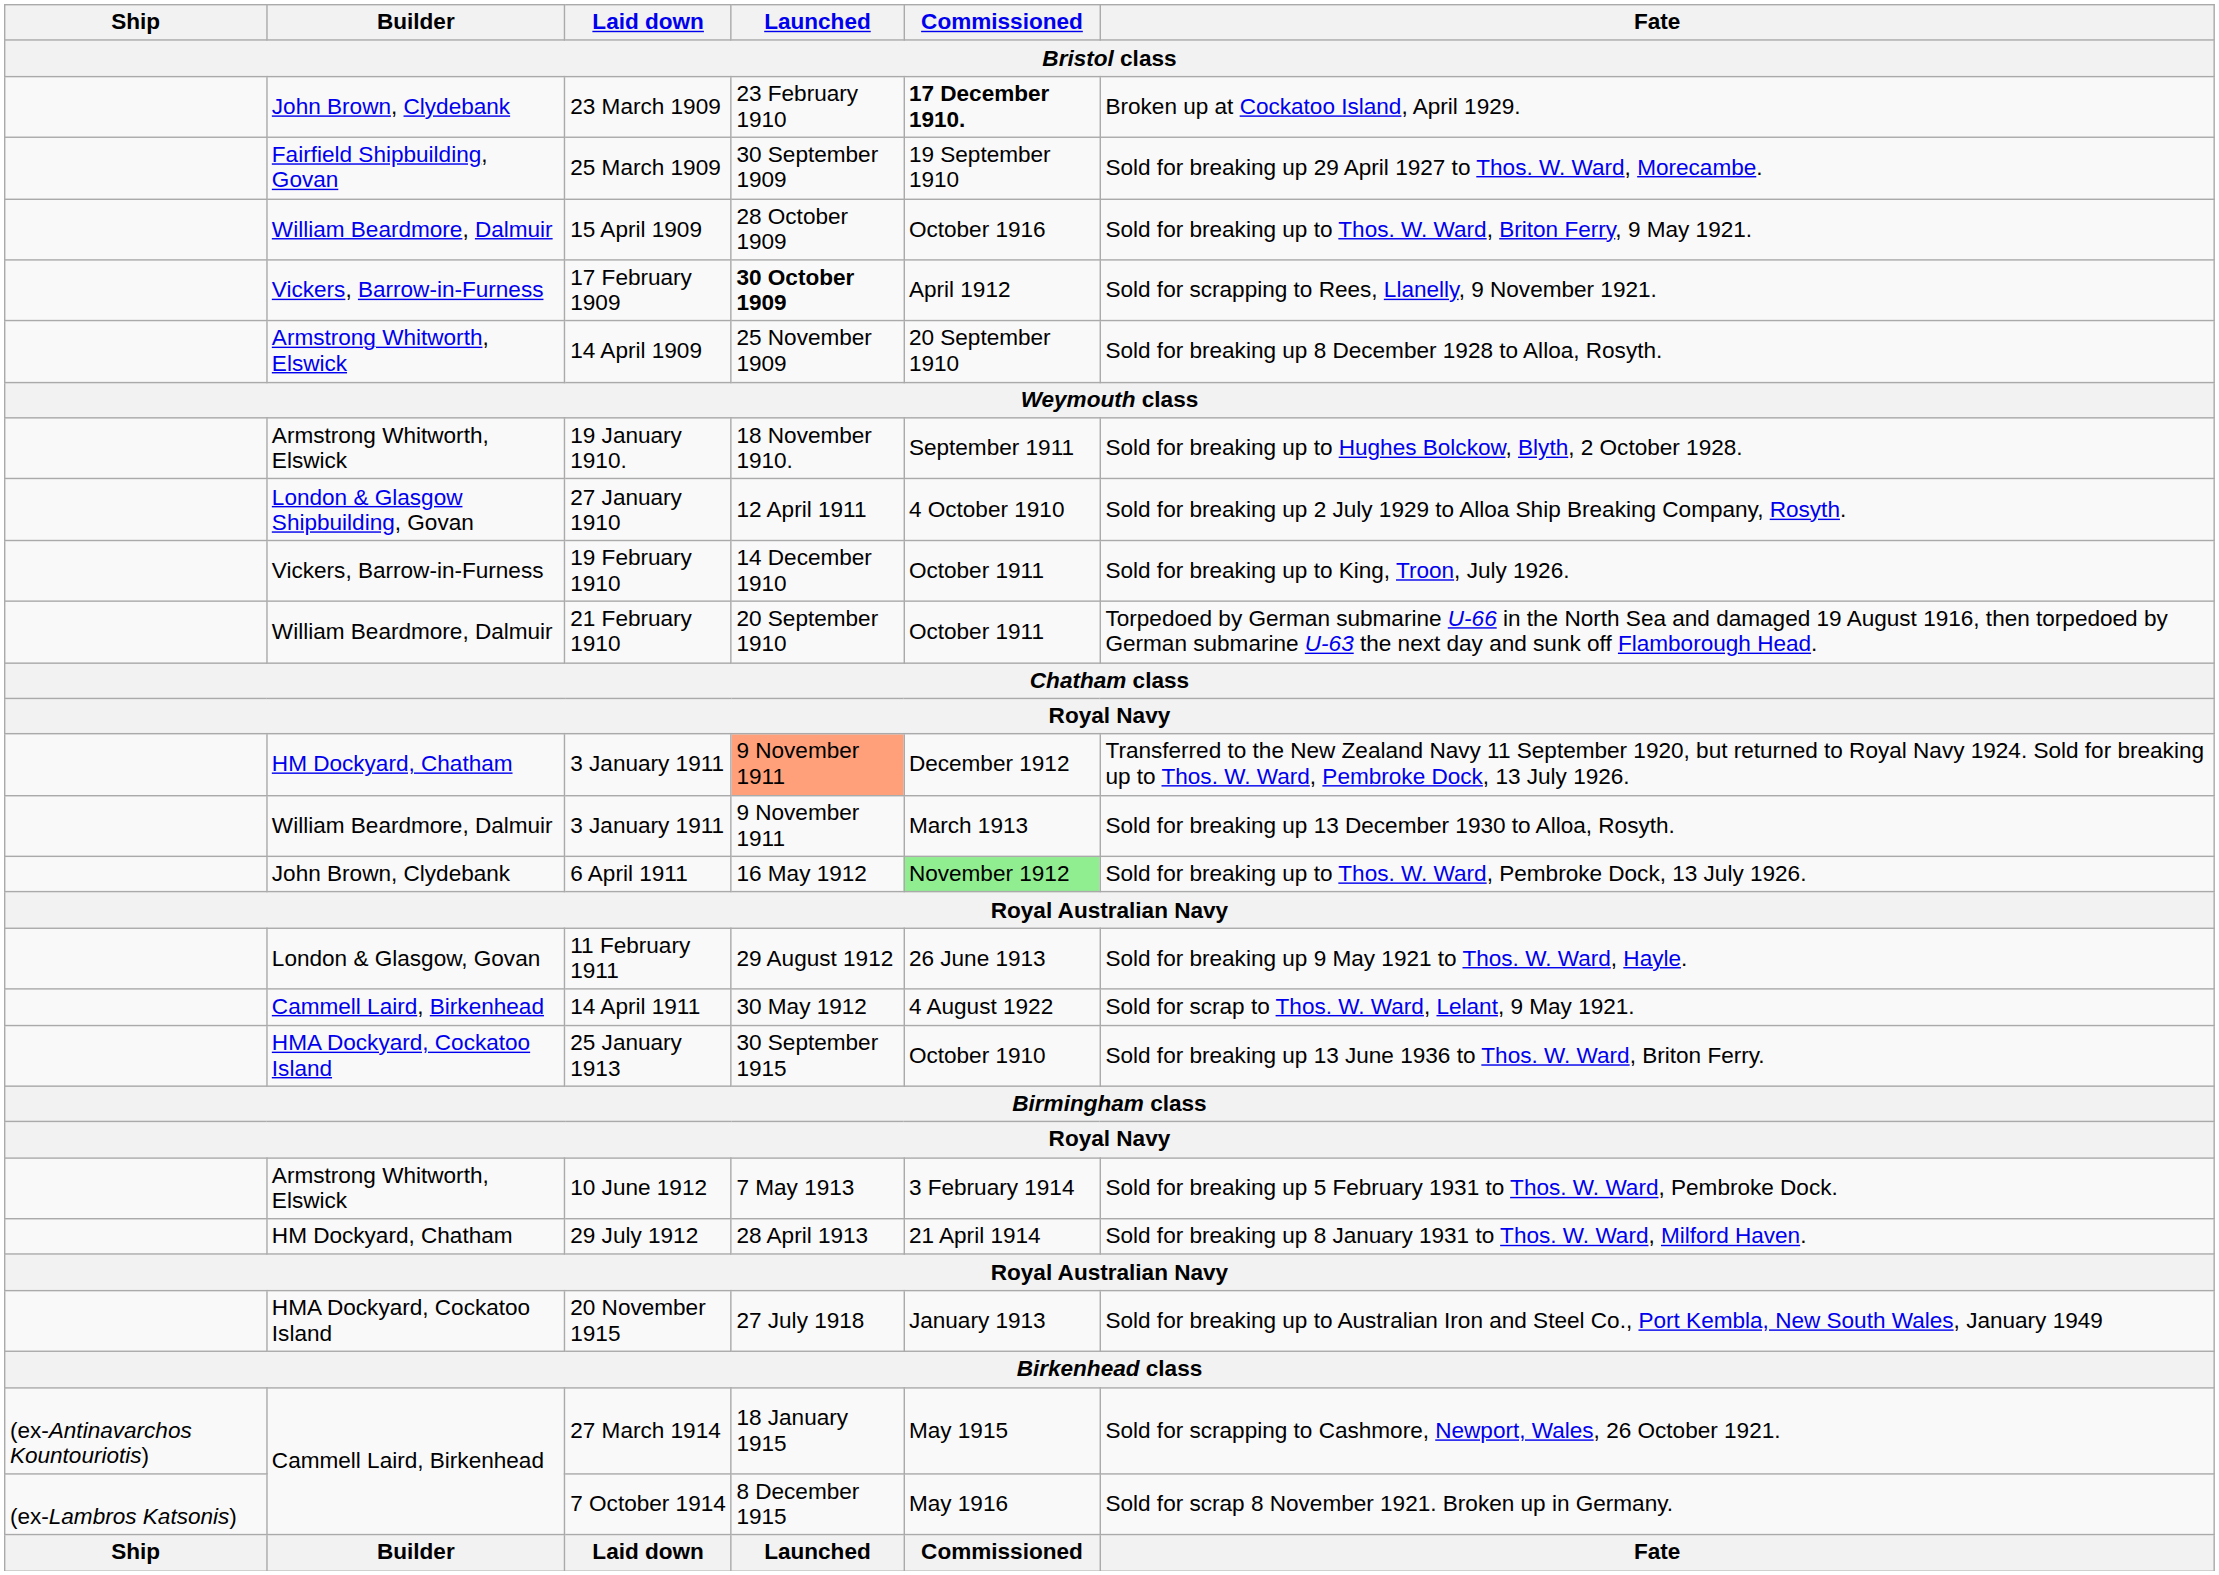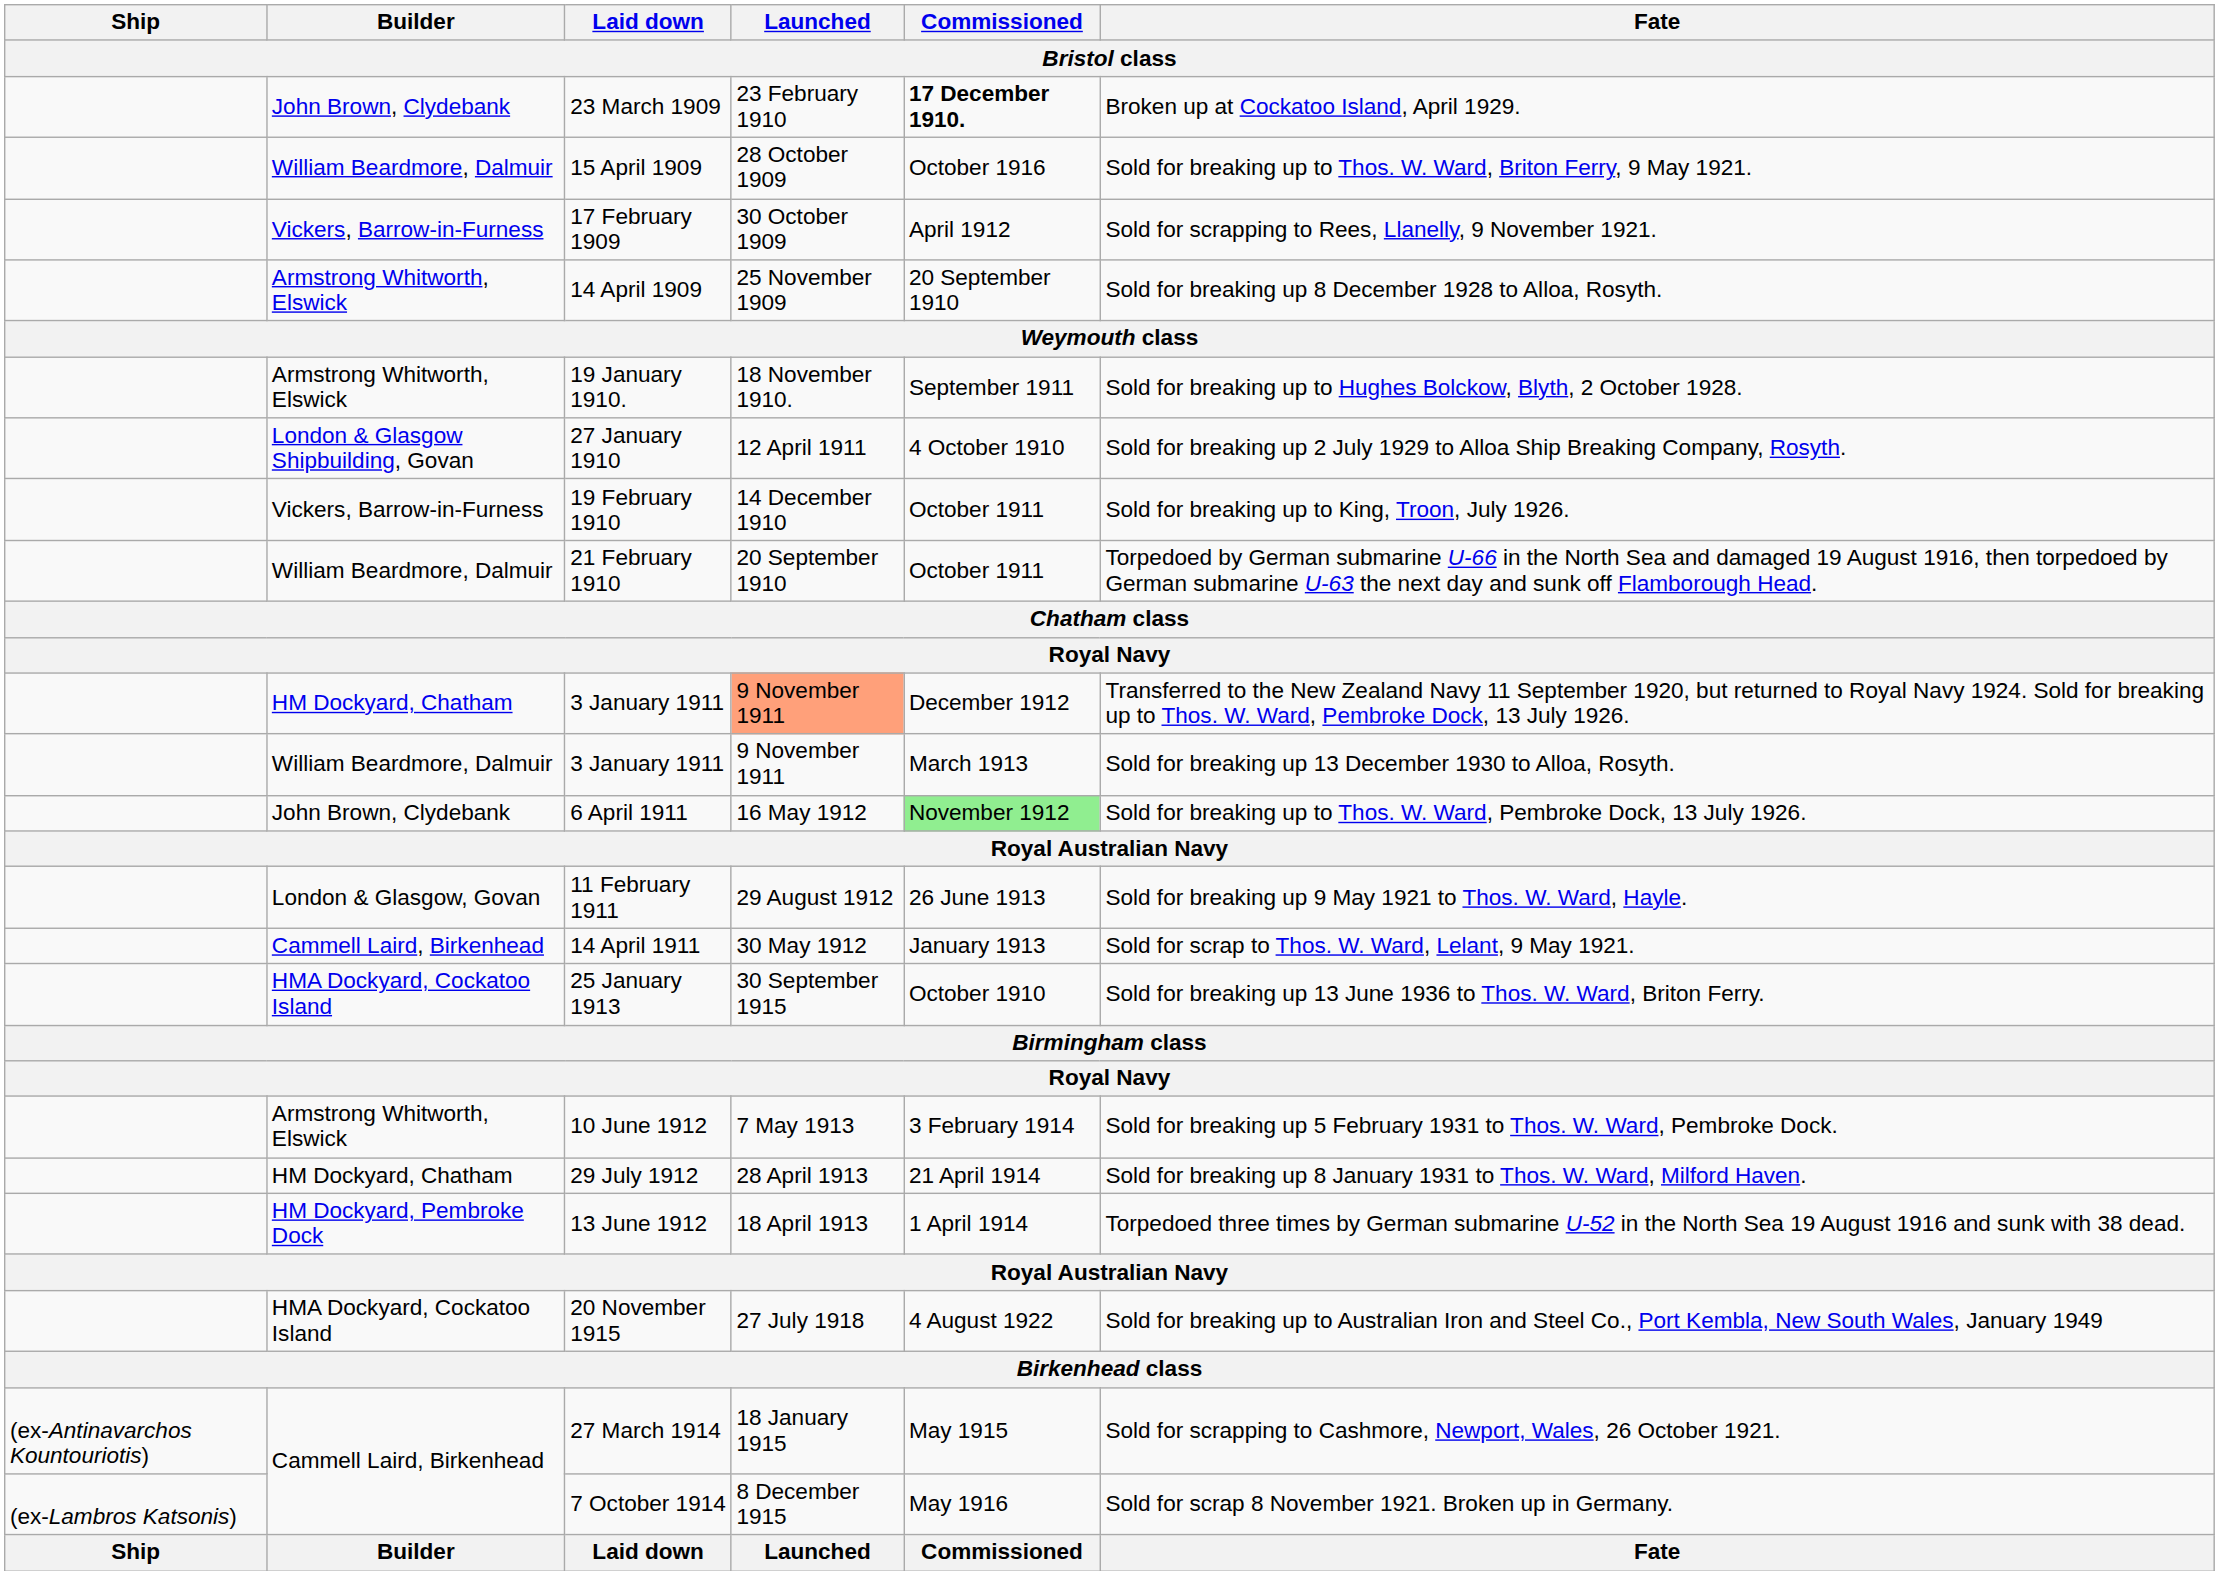- row: (380, 167)
(795, 290) bold -> (792, 228) normal
(981, 1006) 4 August 1922 -> (977, 945) January 1913
+ row: (398, 1223)
(977, 1320) January 1913 -> (981, 1320) 4 August 1922
